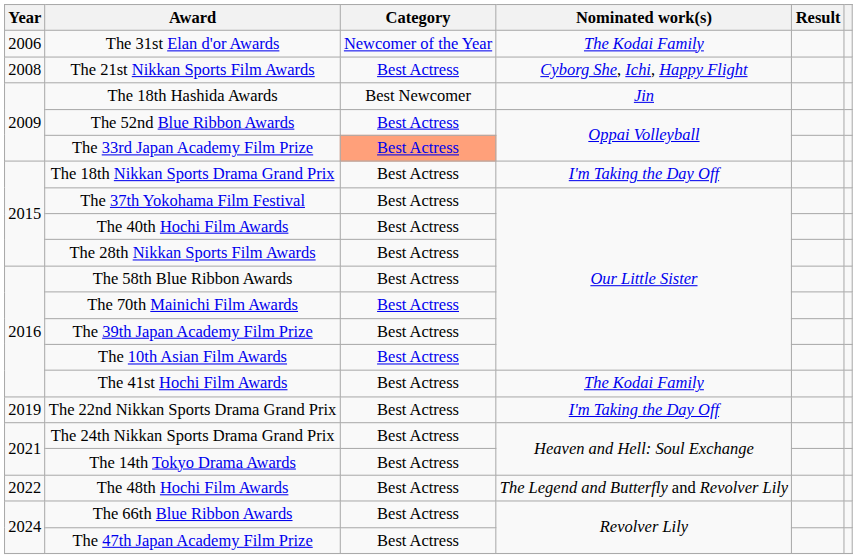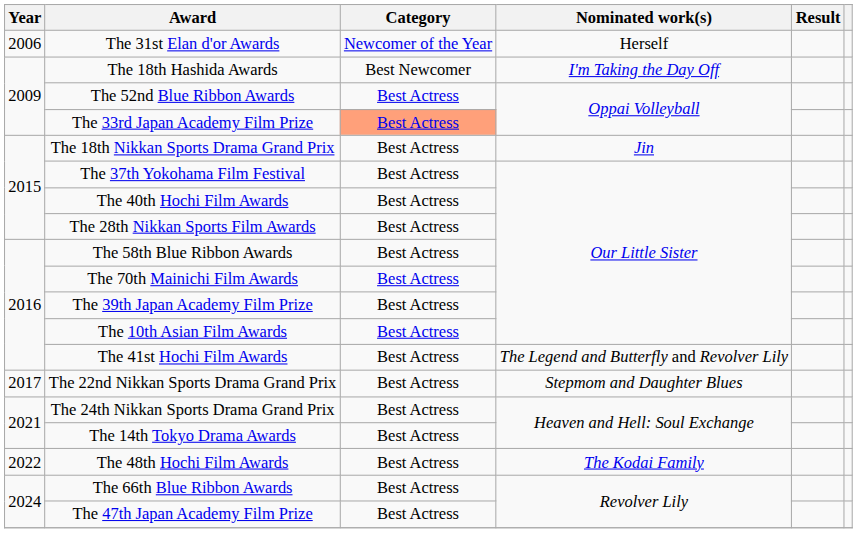(644, 43) The Kodai Family -> (644, 43) Herself
- row: (193, 69)
(644, 95) Jin -> (644, 69) I'm Taking the Day Off
(644, 174) I'm Taking the Day Off -> (644, 148) Jin
(644, 383) The Kodai Family -> (644, 357) The Legend and Butterfly and Revolver Lily
(25, 409) 2019 -> (25, 383) 2017
(644, 409) I'm Taking the Day Off -> (644, 383) Stepmom and Daughter Blues
(644, 488) The Legend and Butterfly and Revolver Lily -> (644, 461) The Kodai Family
